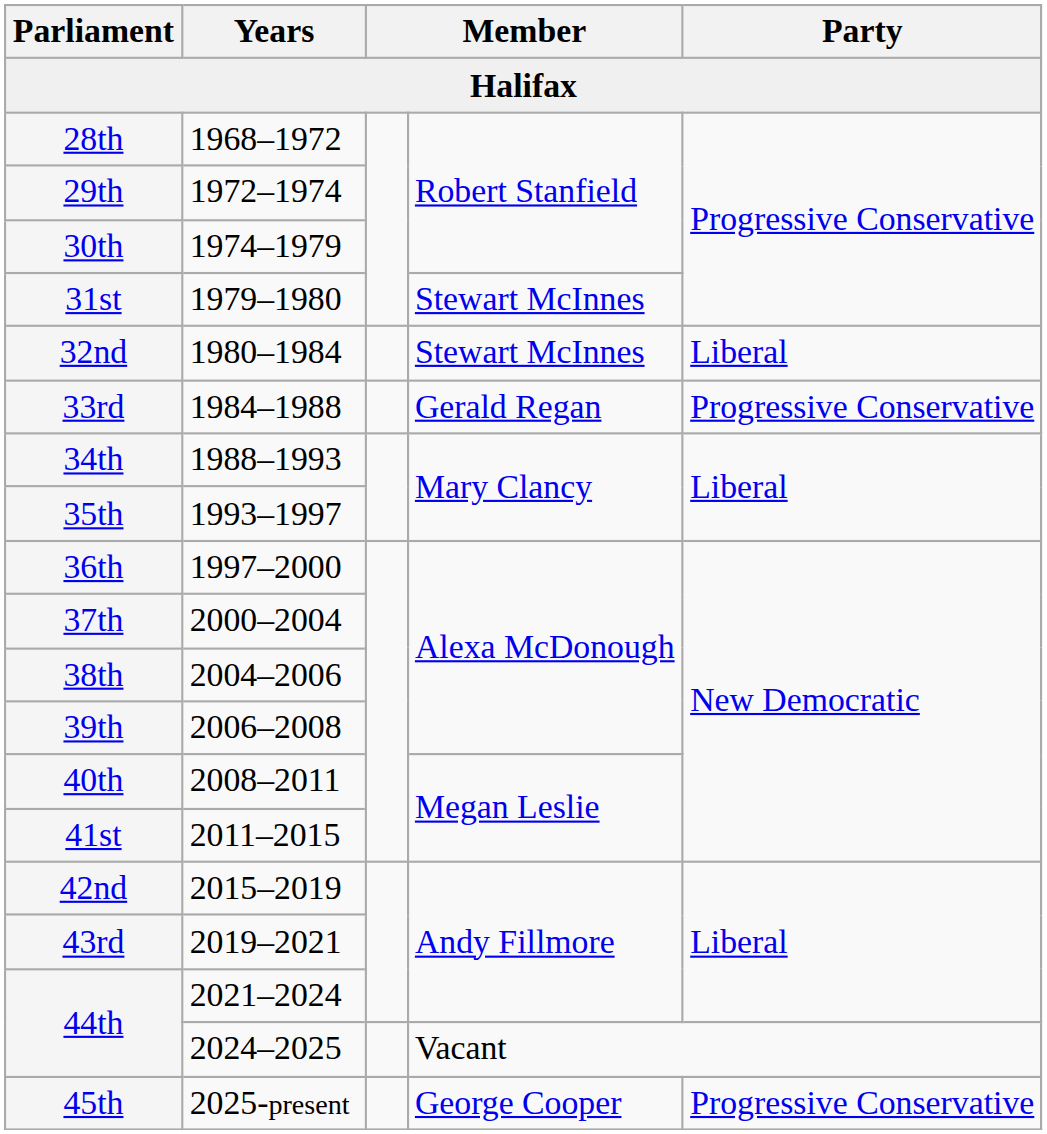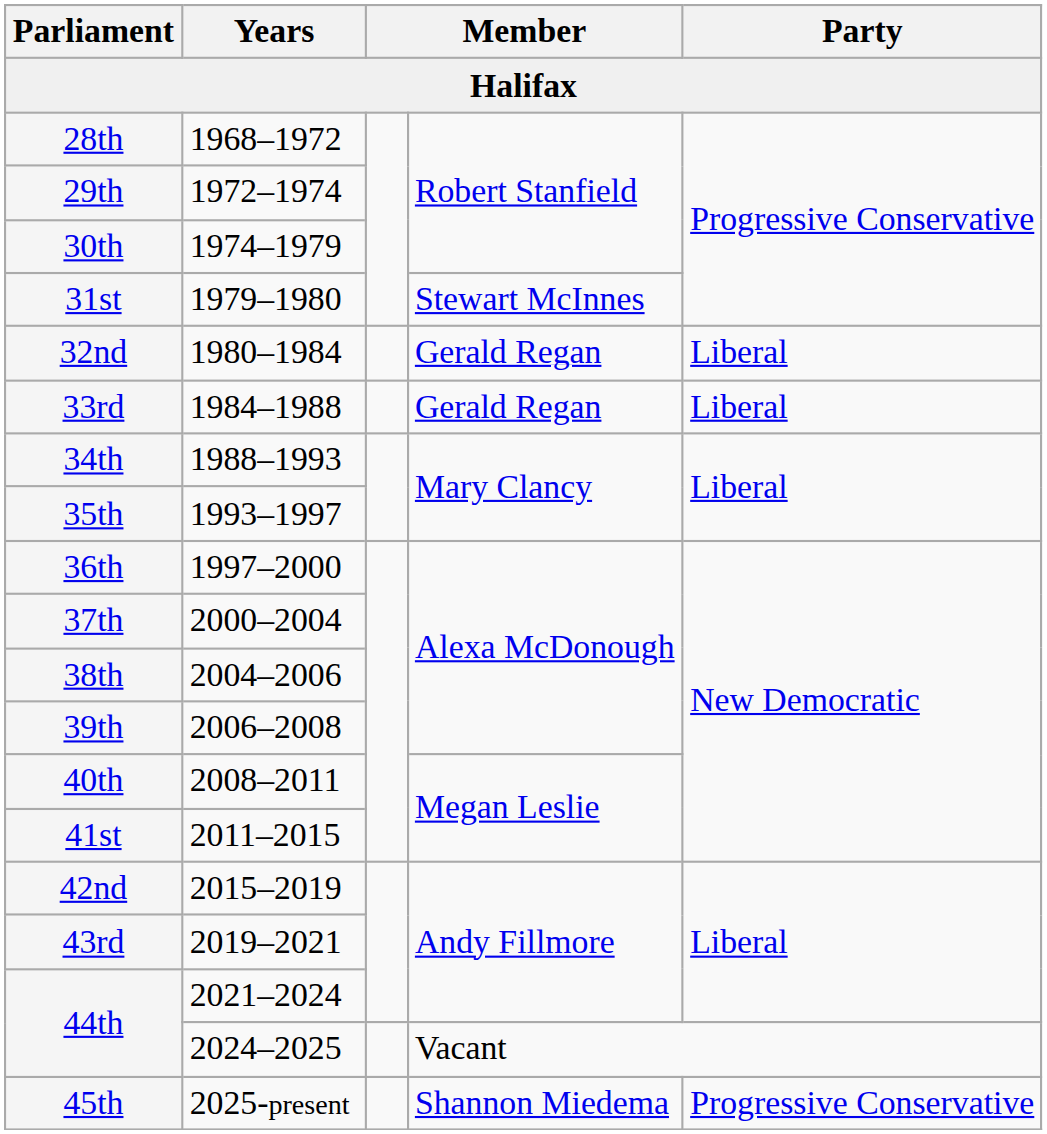(530, 352) Stewart McInnes -> (508, 352) Gerald Regan
(862, 406) Progressive Conservative -> (739, 406) Liberal
(518, 1102) George Cooper -> (542, 1102) Shannon Miedema
